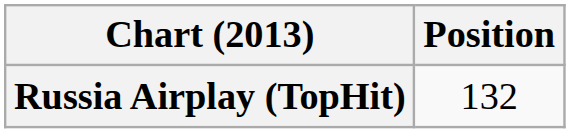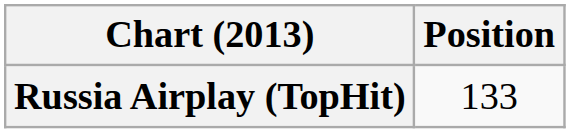(489, 95) 132 -> (489, 95) 133
